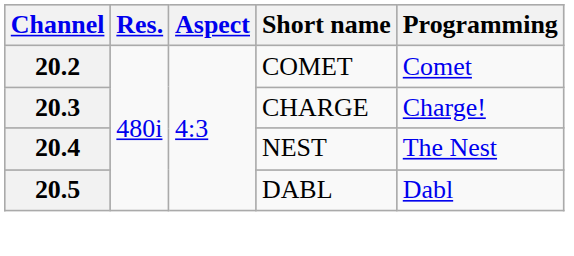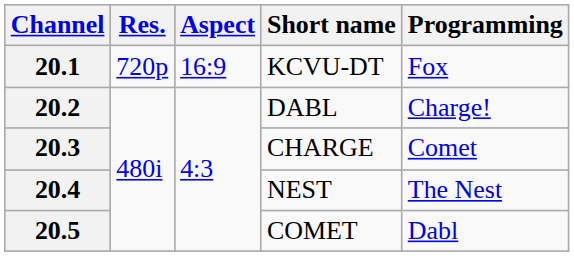+ row: (58, 66)
(307, 66) COMET -> (302, 107) DABL
(437, 66) Comet -> (449, 107) Charge!
(444, 107) Charge! -> (442, 148) Comet
(297, 189) DABL -> (312, 230) COMET
